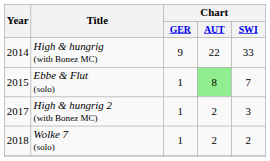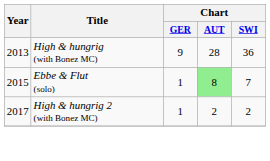(18, 52) 2014 -> (18, 52) 2013
(214, 52) 22 -> (214, 52) 28
(248, 52) 33 -> (248, 52) 36
(248, 111) 3 -> (248, 111) 2
- row: (51, 141)
